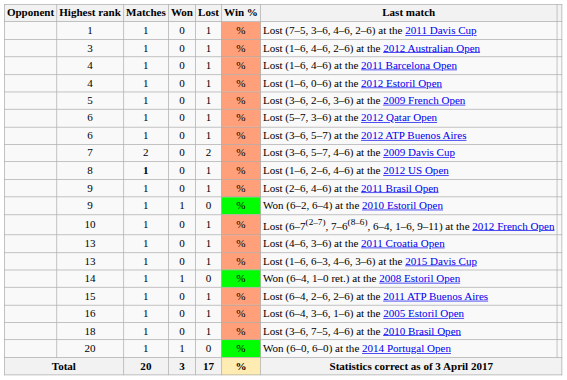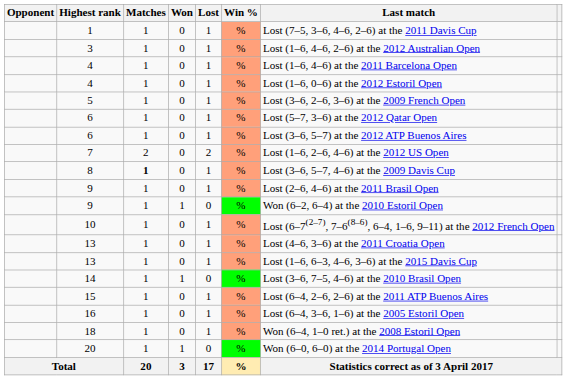(359, 153) Lost (3–6, 5–7, 4–6) at the 2009 Davis Cup -> (356, 153) Lost (1–6, 2–6, 4–6) at the 2012 US Open
(356, 170) Lost (1–6, 2–6, 4–6) at the 2012 US Open -> (359, 170) Lost (3–6, 5–7, 4–6) at the 2009 Davis Cup
(362, 278) Won (6–4, 1–0 ret.) at the 2008 Estoril Open -> (362, 278) Lost (3–6, 7–5, 4–6) at the 2010 Brasil Open
(362, 331) Lost (3–6, 7–5, 4–6) at the 2010 Brasil Open -> (362, 331) Won (6–4, 1–0 ret.) at the 2008 Estoril Open
